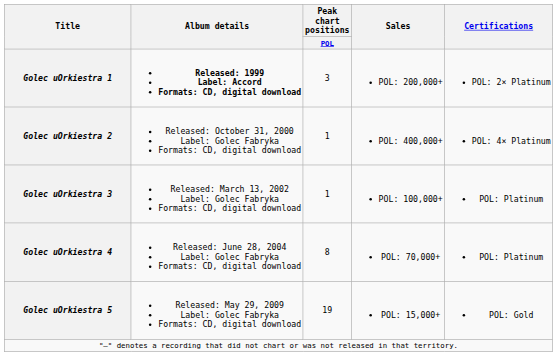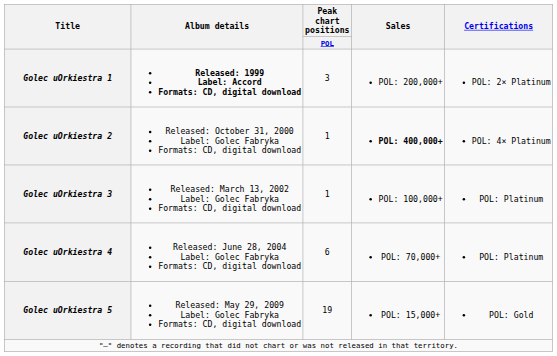(398, 141) normal -> (398, 141) bold
(327, 252) 8 -> (327, 252) 6
